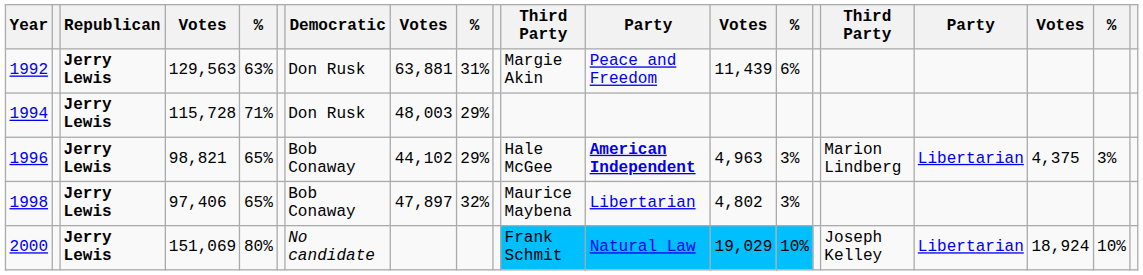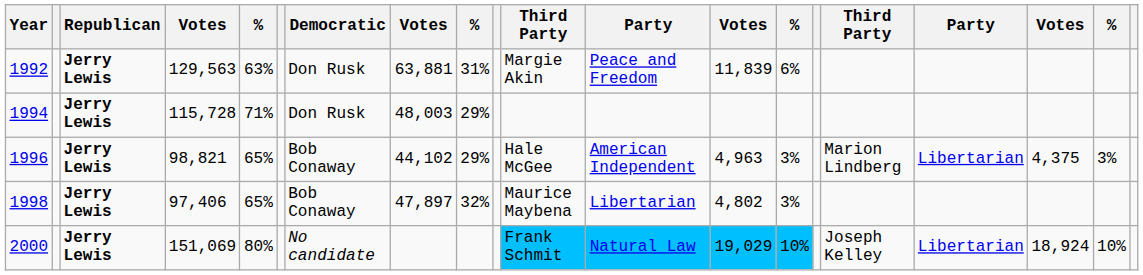(743, 71) 11,439 -> (743, 71) 11,839
(643, 159) bold -> (643, 159) normal
